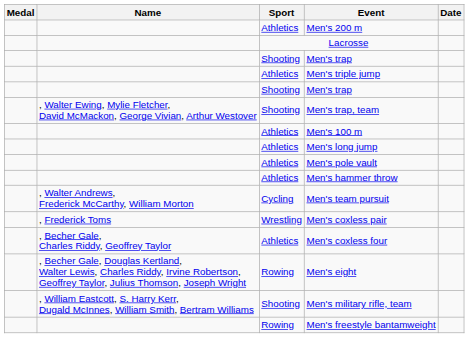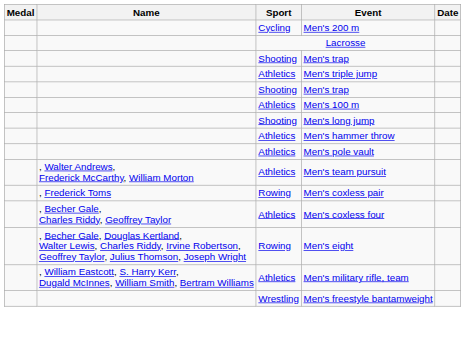(280, 28) Athletics -> (274, 28) Cycling
- row: (148, 111)
(280, 147) Athletics -> (278, 121) Shooting
rows swapped: (148, 163) <-> (148, 178)
(277, 199) Cycling -> (277, 173) Athletics
(282, 220) Wrestling -> (275, 194) Rowing
(281, 304) Shooting -> (277, 278) Athletics
(278, 325) Rowing -> (279, 299) Wrestling
